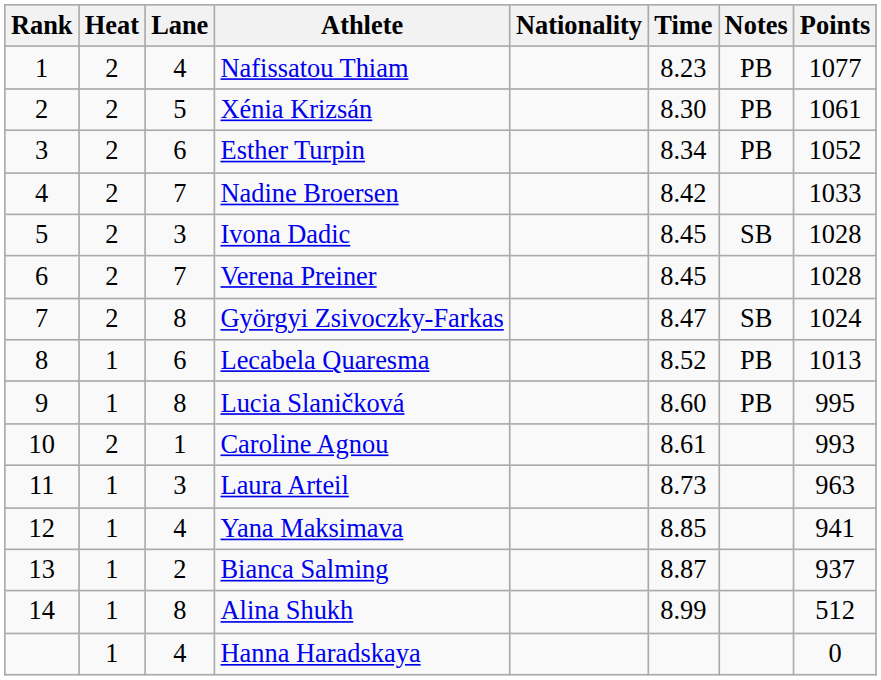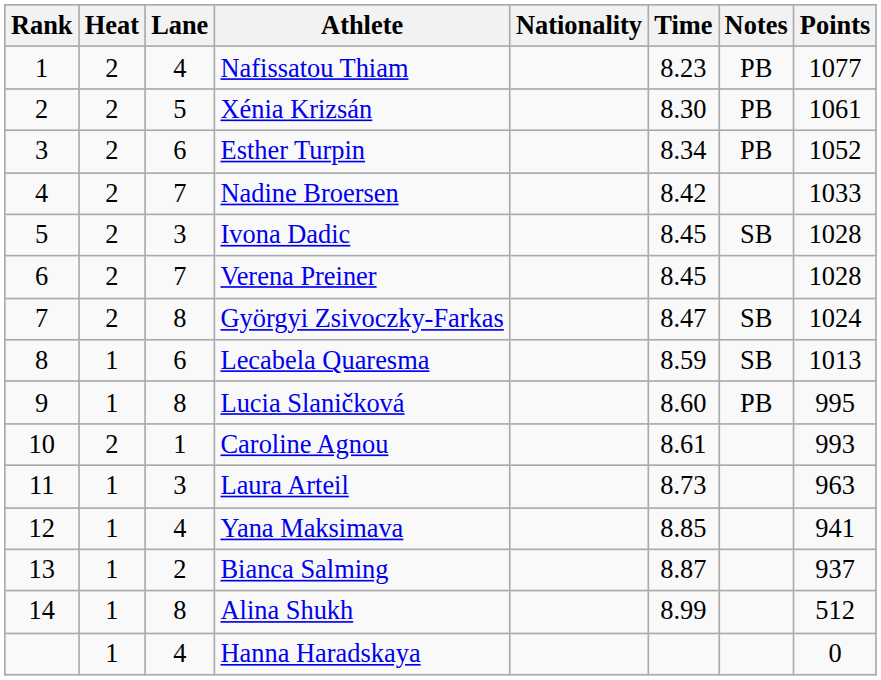(683, 360) 8.52 -> (683, 360) 8.59
(756, 360) PB -> (756, 360) SB
